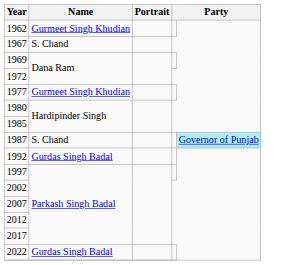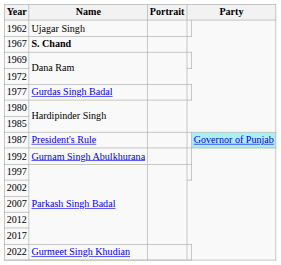(81, 28) Gurmeet Singh Khudian -> (58, 28) Ujagar Singh
(50, 44) normal -> (51, 44) bold
(81, 92) Gurmeet Singh Khudian -> (72, 92) Gurdas Singh Badal
(50, 140) S. Chand -> (64, 140) President's Rule
(72, 156) Gurdas Singh Badal -> (88, 156) Gurnam Singh Abulkhurana
(72, 252) Gurdas Singh Badal -> (81, 252) Gurmeet Singh Khudian
